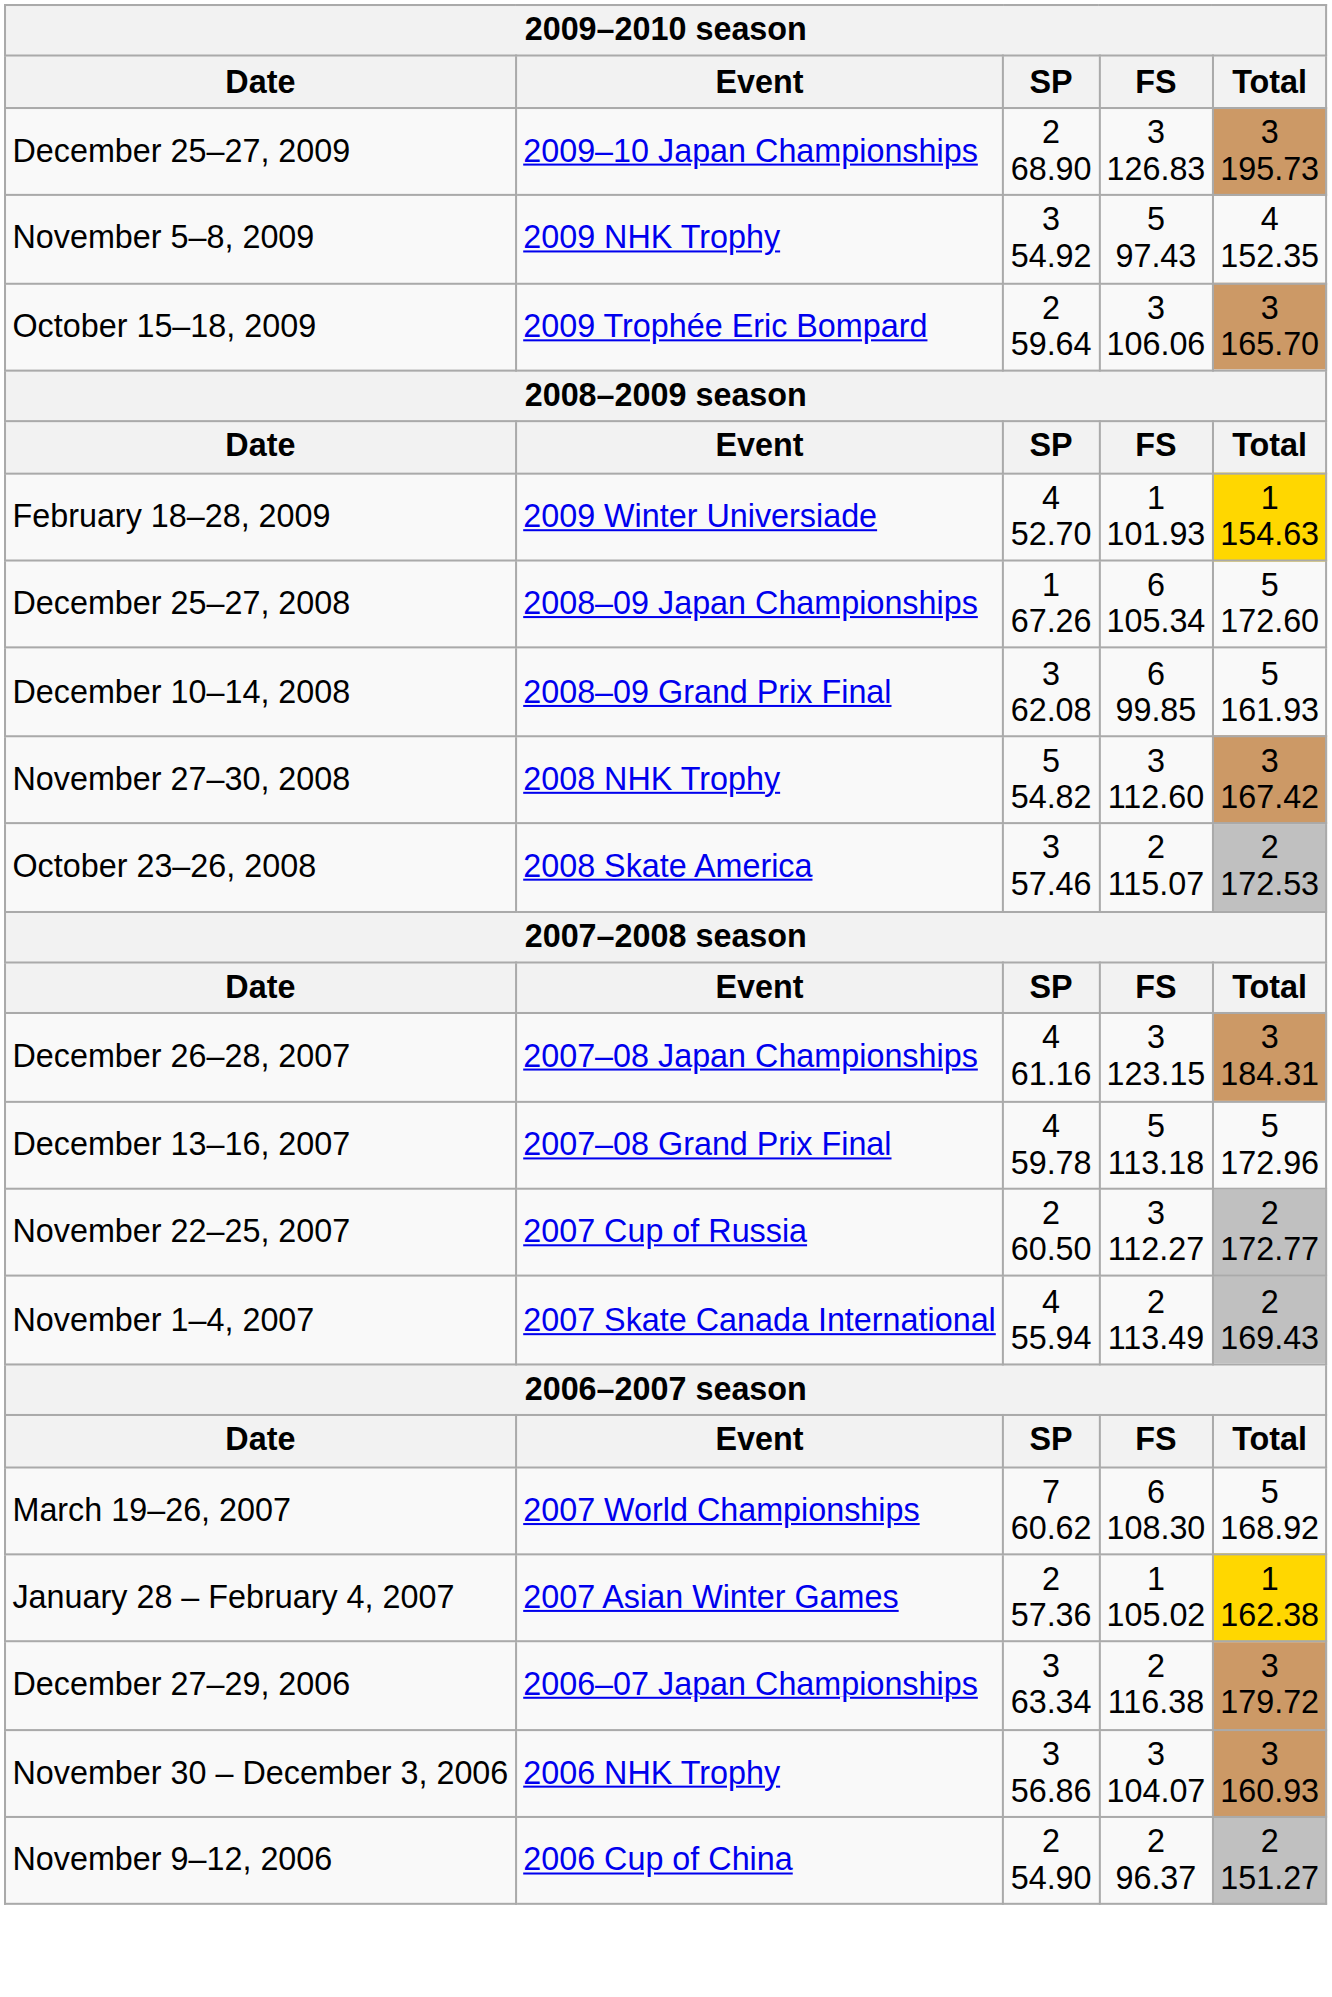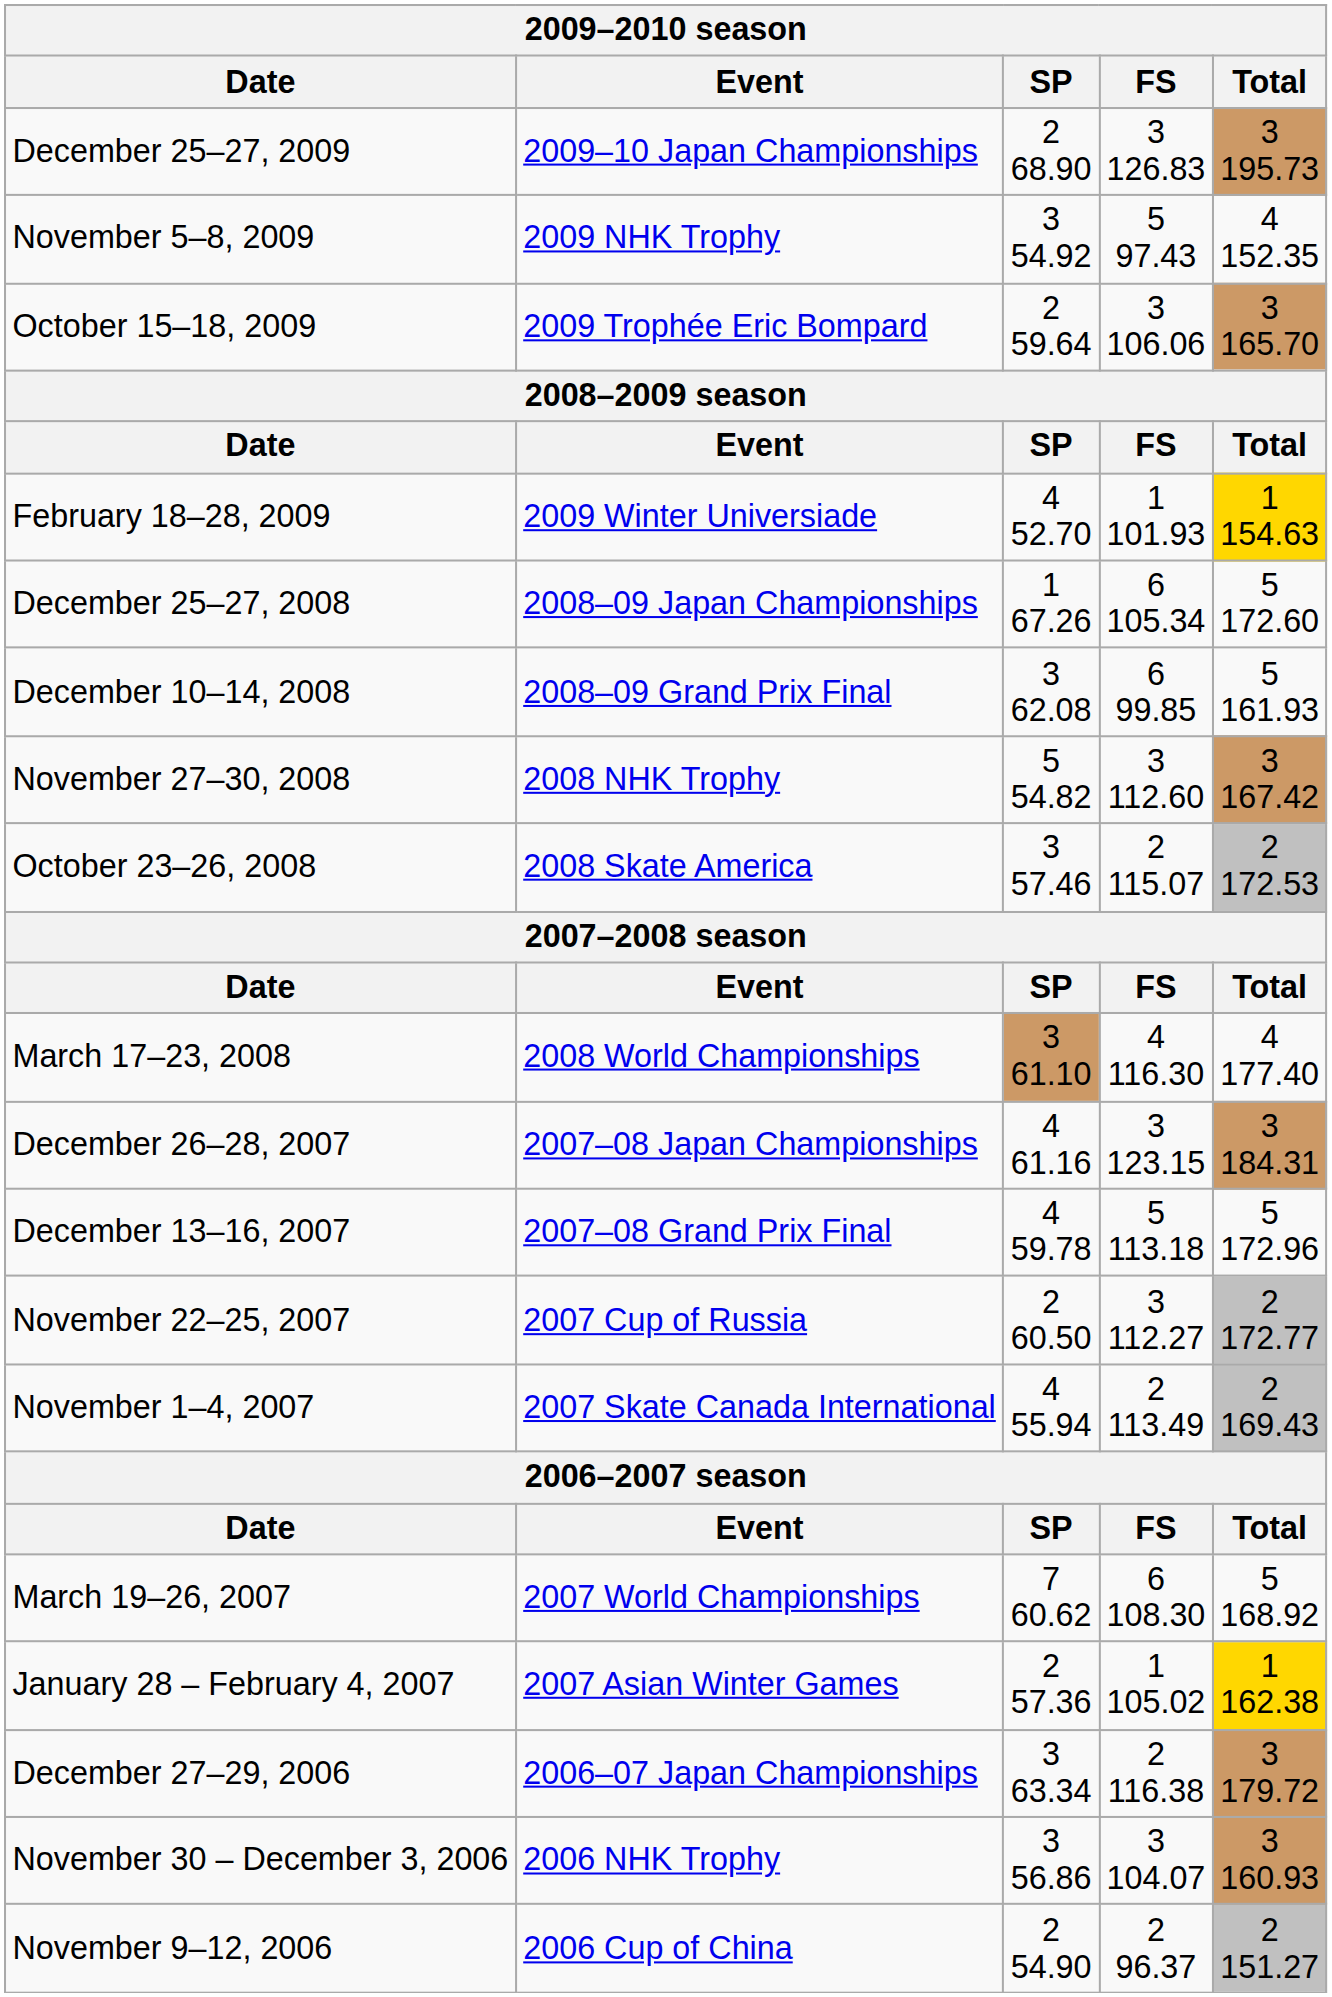+ row: (152, 1056)
